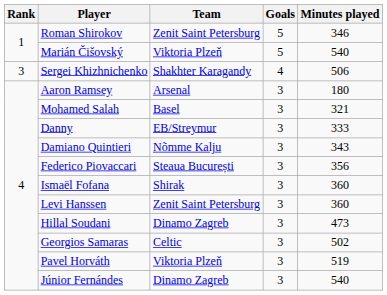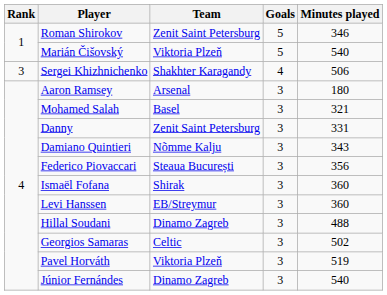(185, 128) EB/Streymur -> (207, 128) Zenit Saint Petersburg
(340, 128) 333 -> (340, 128) 331
(207, 204) Zenit Saint Petersburg -> (185, 204) EB/Streymur
(340, 223) 473 -> (340, 223) 488
